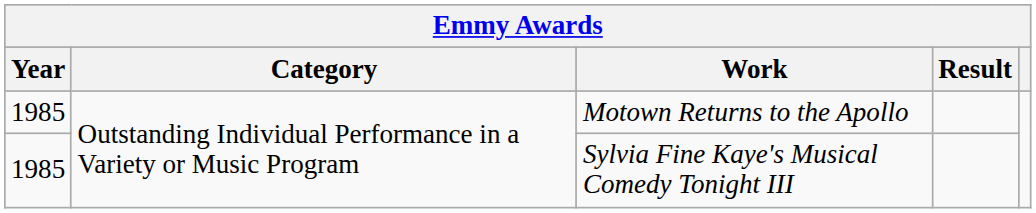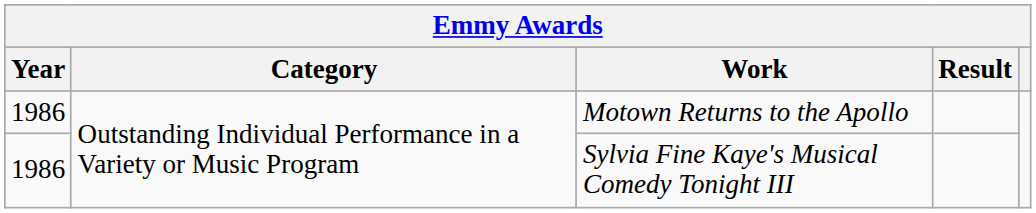(38, 111) 1985 -> (38, 111) 1986
(38, 169) 1985 -> (38, 169) 1986
